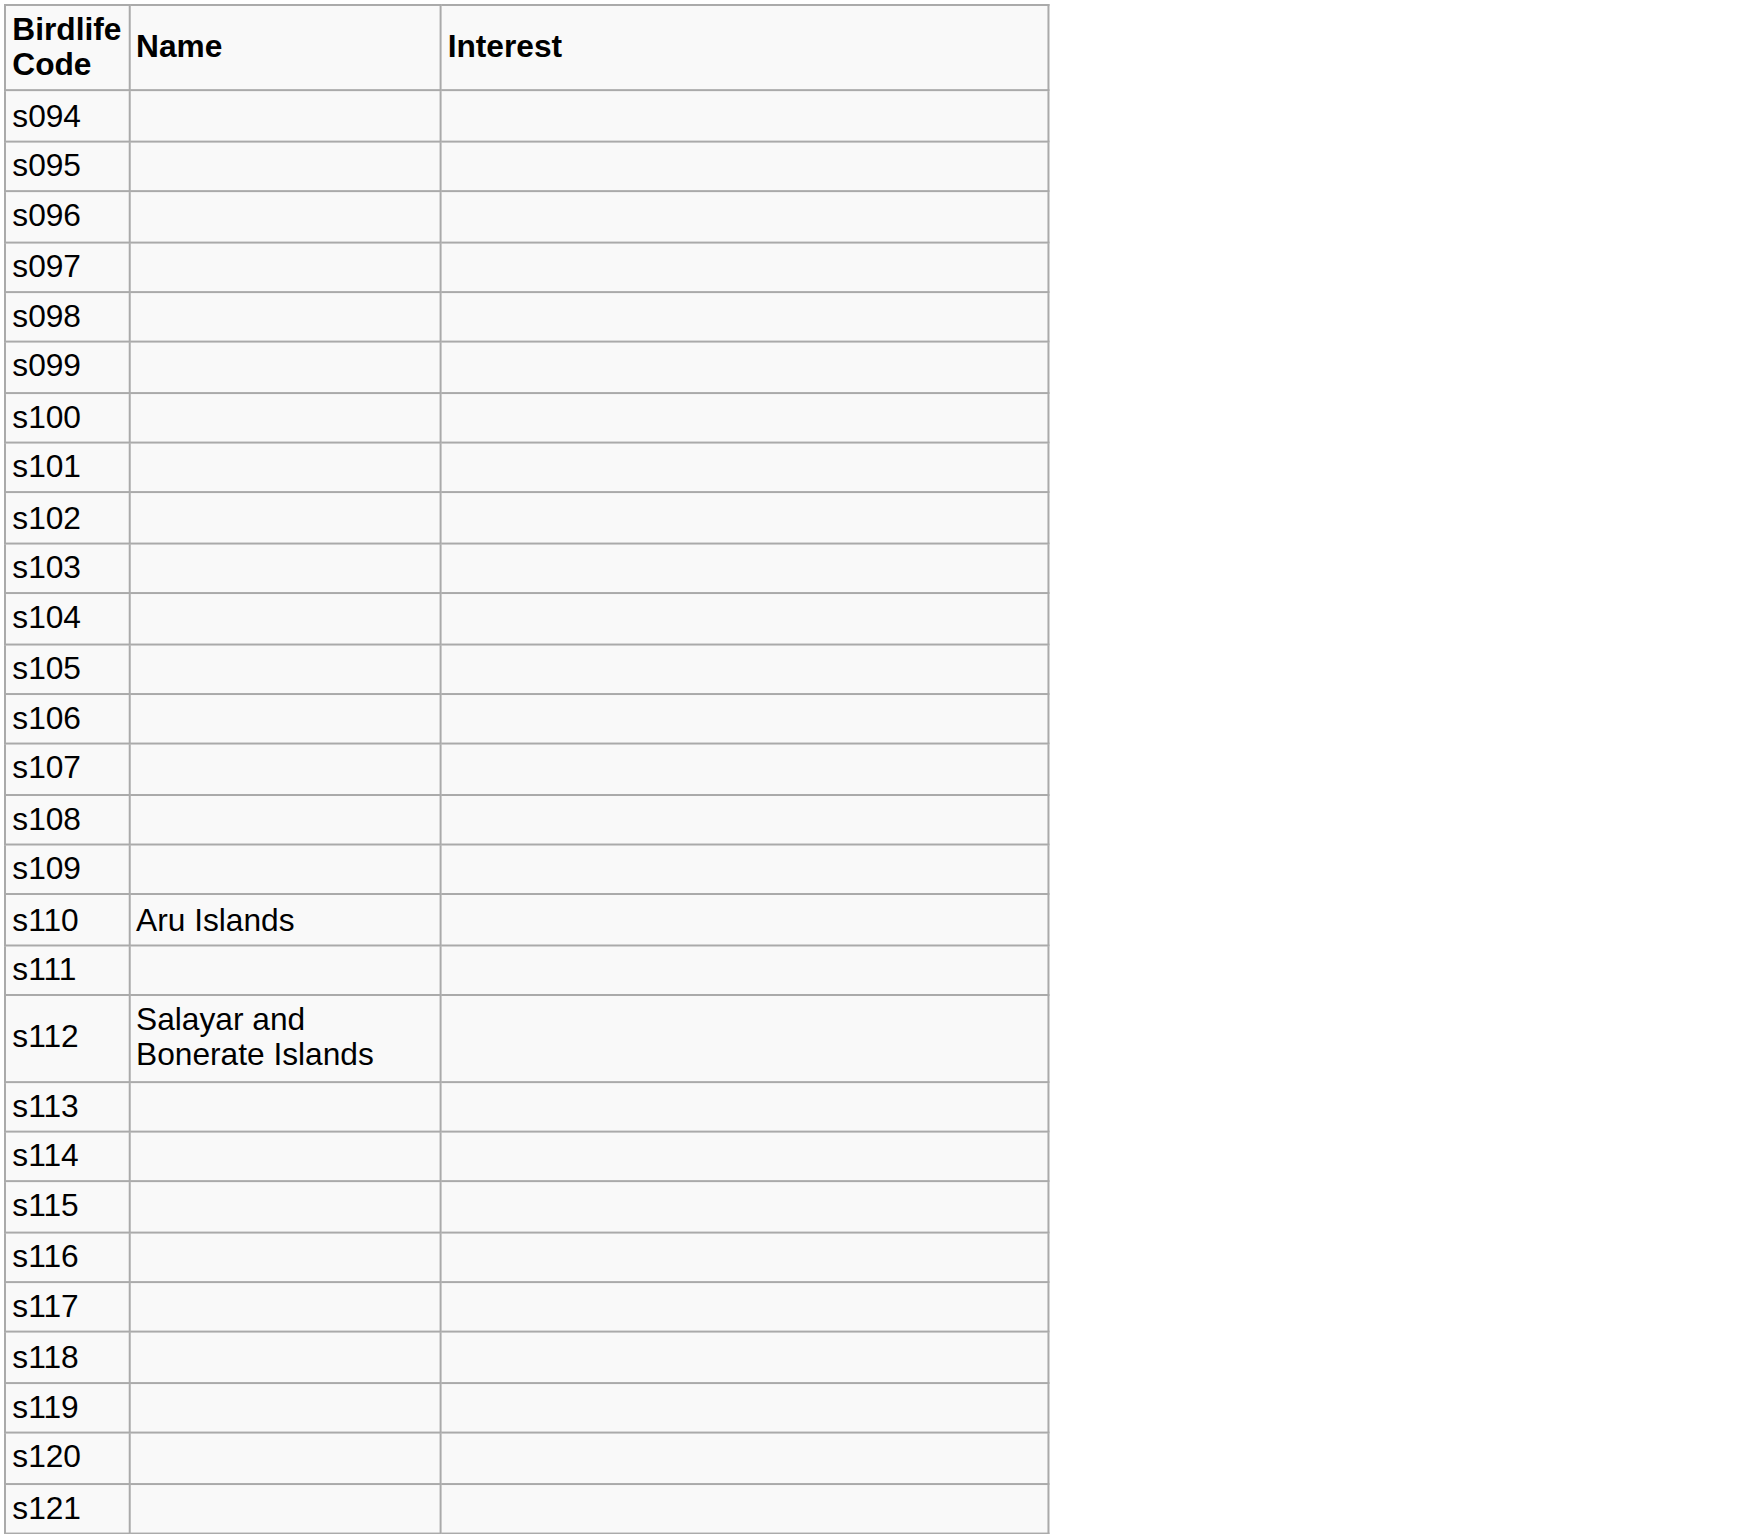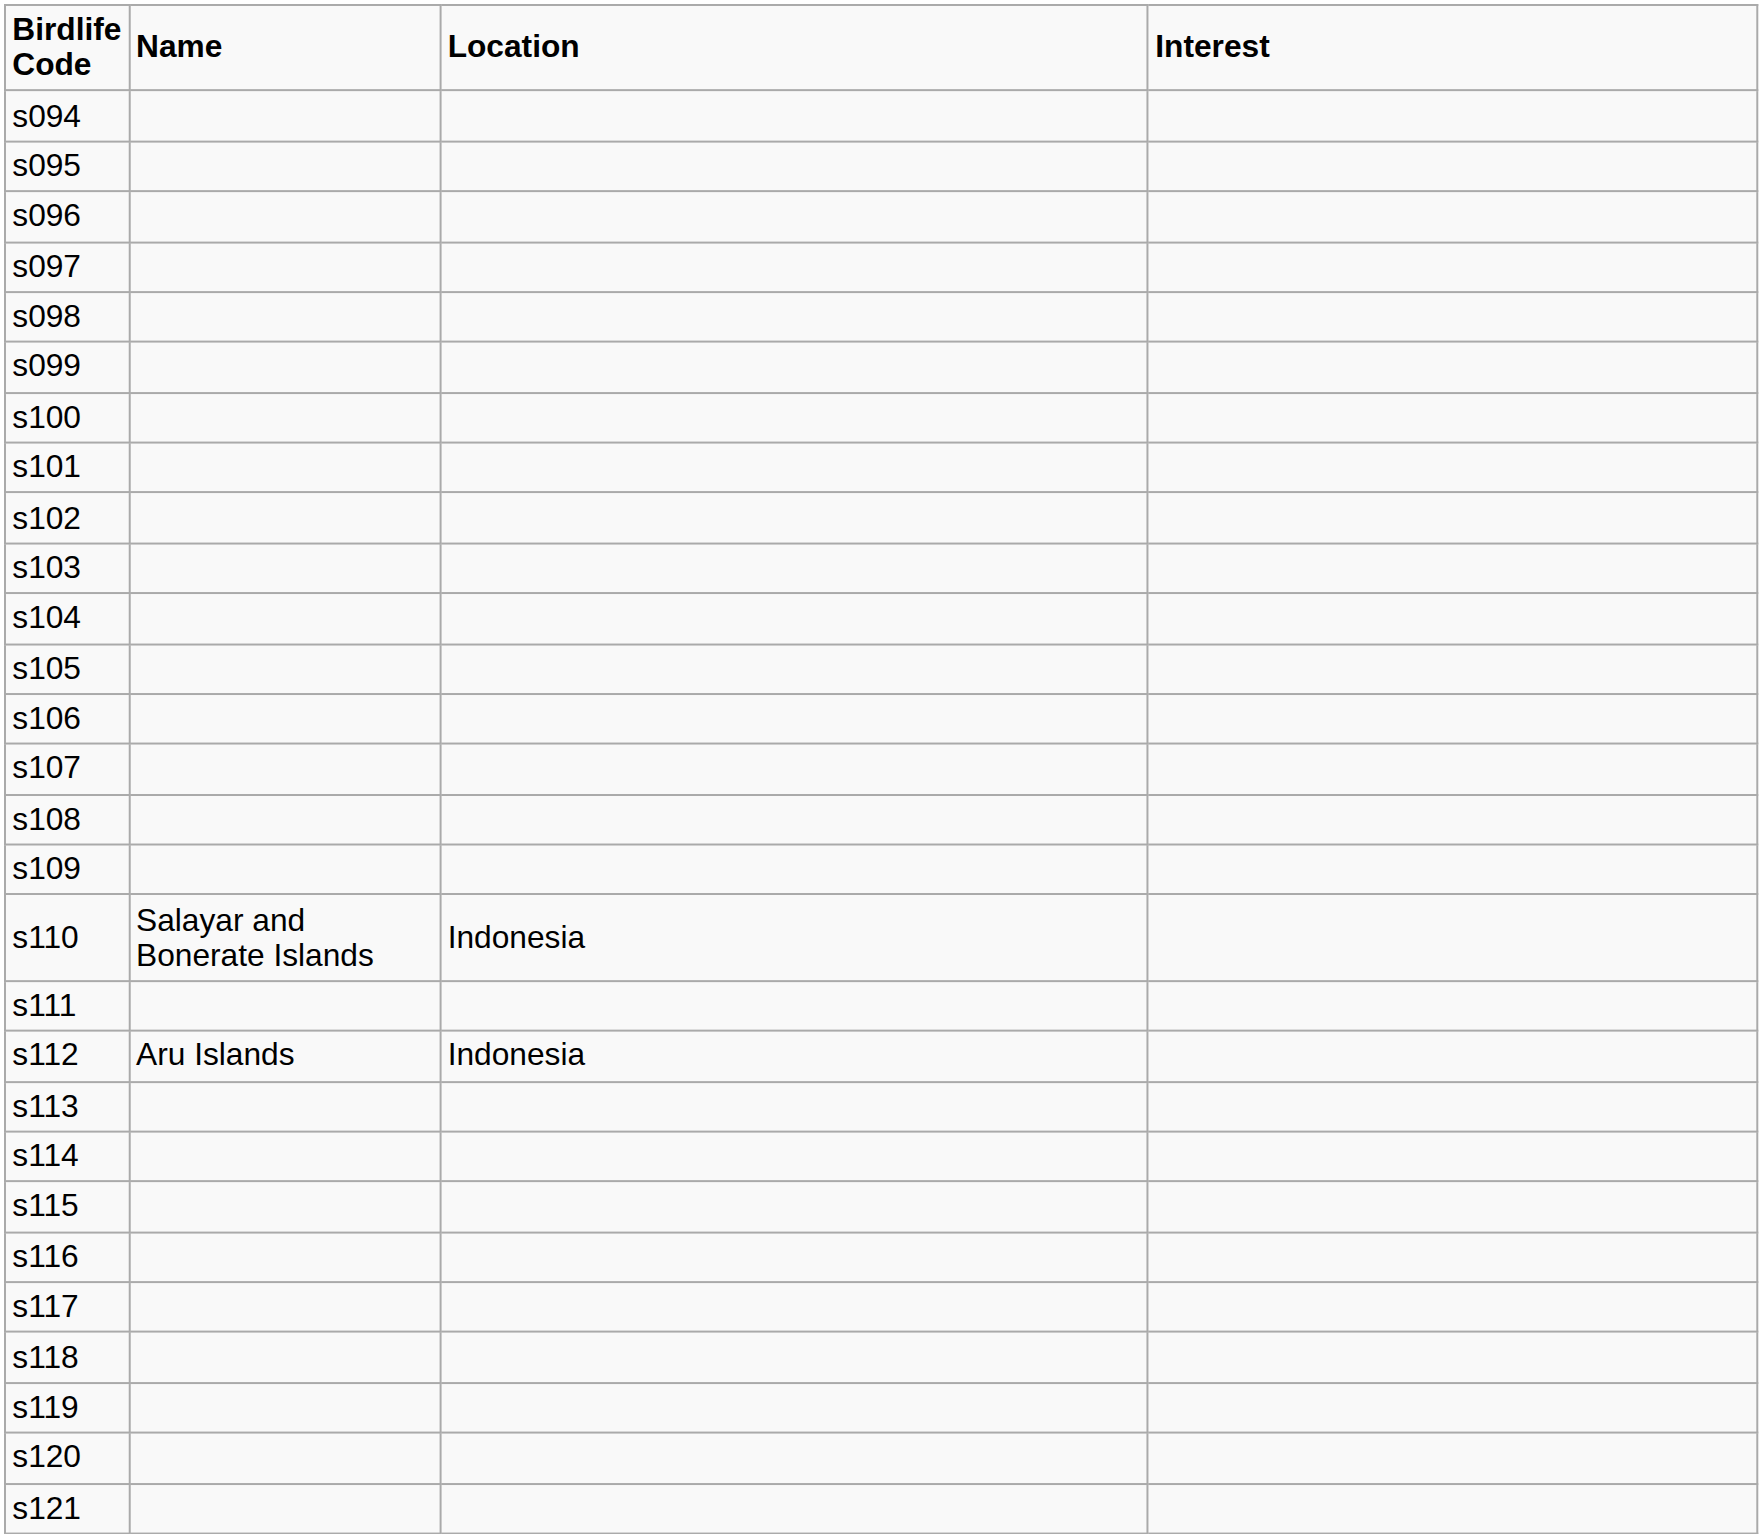+ column: (514, 47)
(215, 919) Aru Islands -> (255, 937) Salayar and Bonerate Islands
(255, 1037) Salayar and Bonerate Islands -> (215, 1055) Aru Islands
